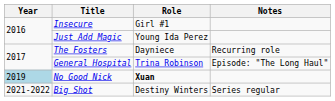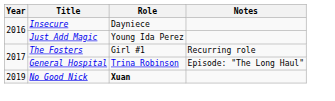(152, 24) Girl #1 -> (130, 24) Dayniece
(155, 50) Dayniece -> (128, 50) Girl #1
(16, 77) lightblue background -> (16, 77) no background
- row: (73, 90)
